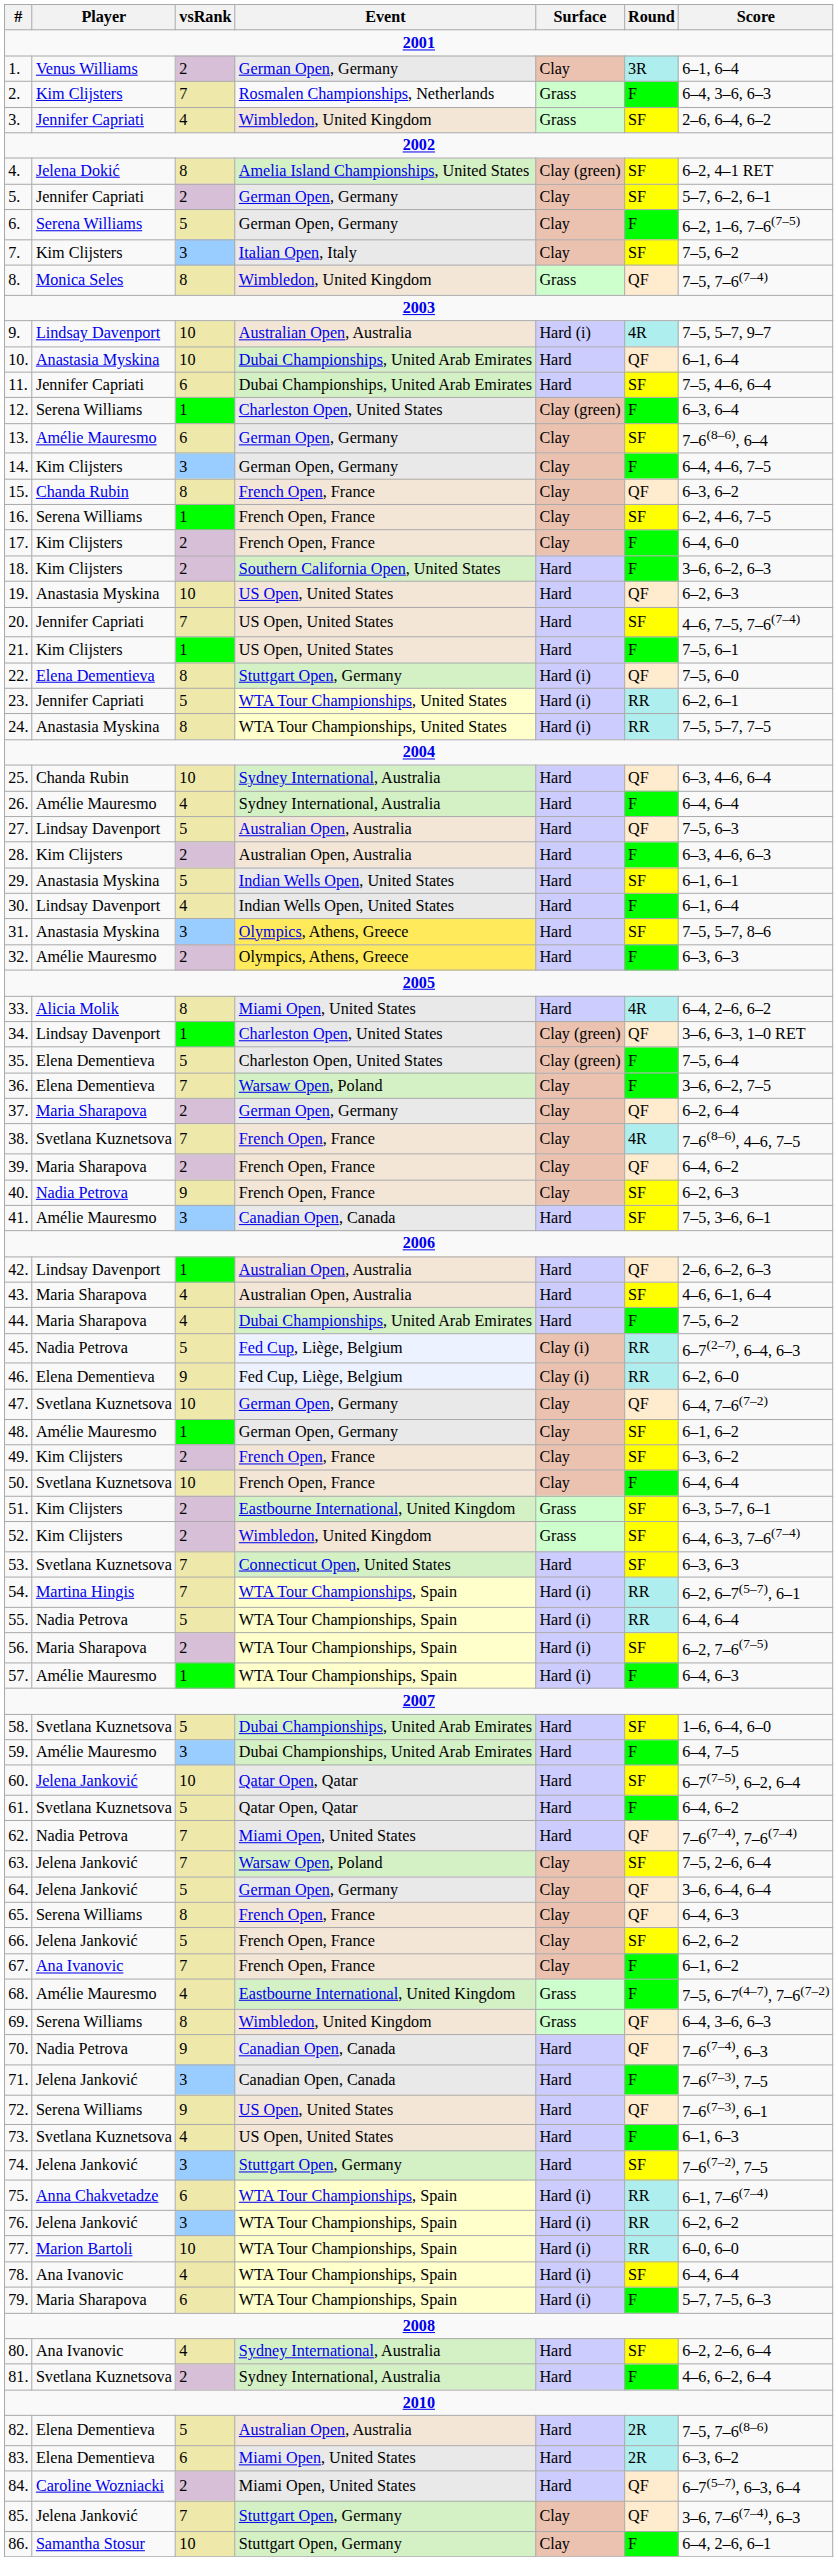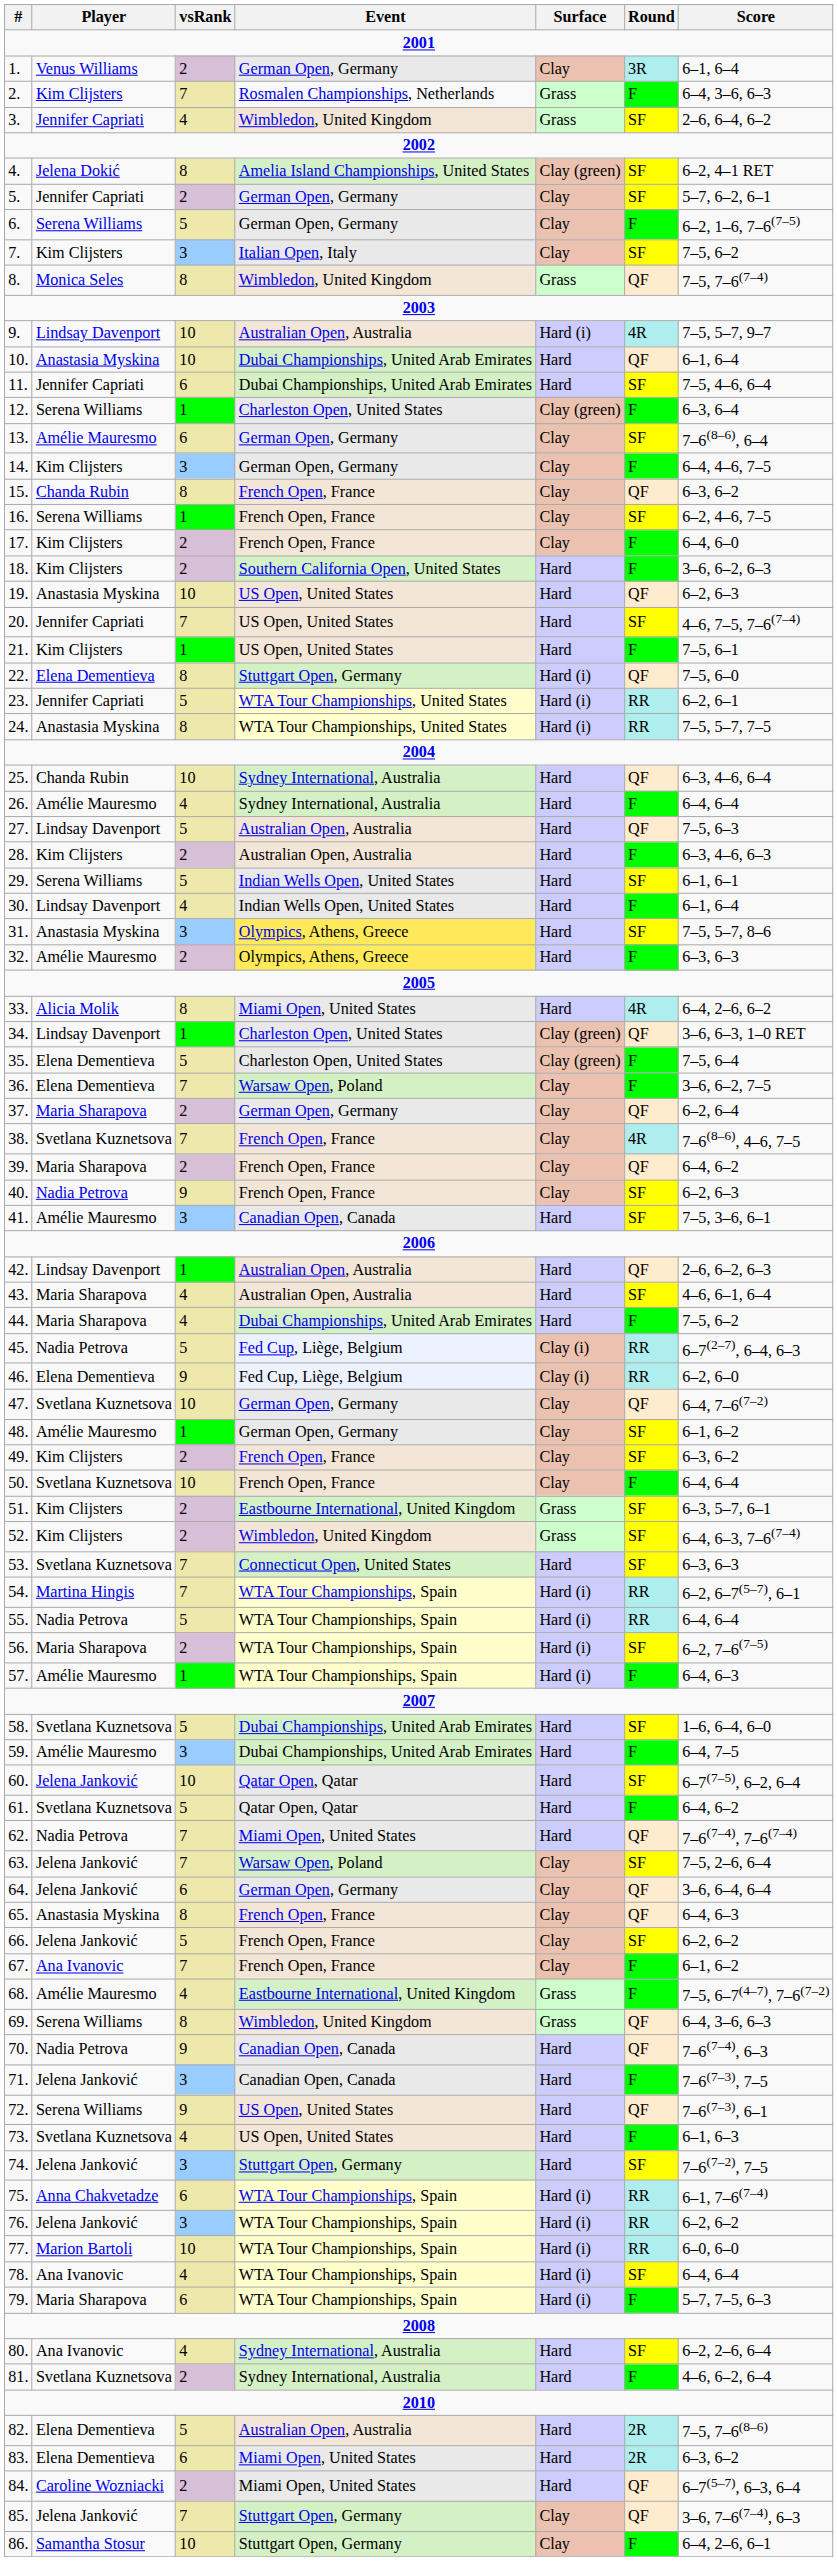(98, 880) Anastasia Myskina -> (89, 880) Serena Williams
(183, 1889) 5 -> (183, 1889) 6
(89, 1915) Serena Williams -> (98, 1915) Anastasia Myskina
